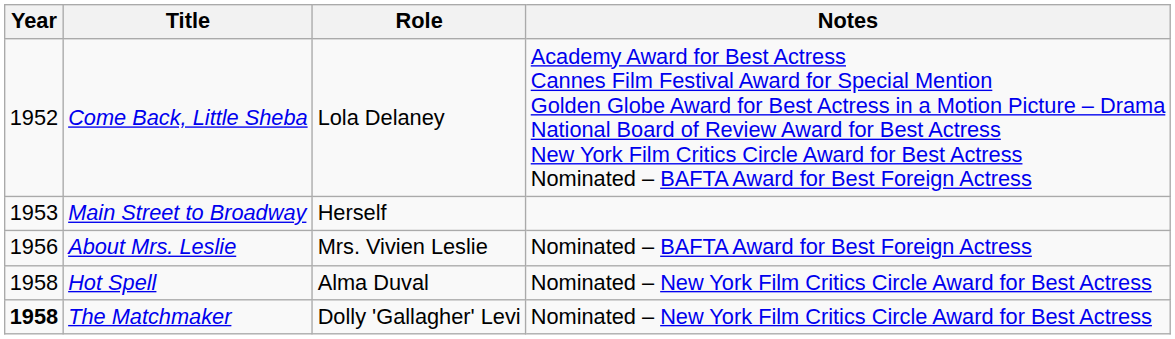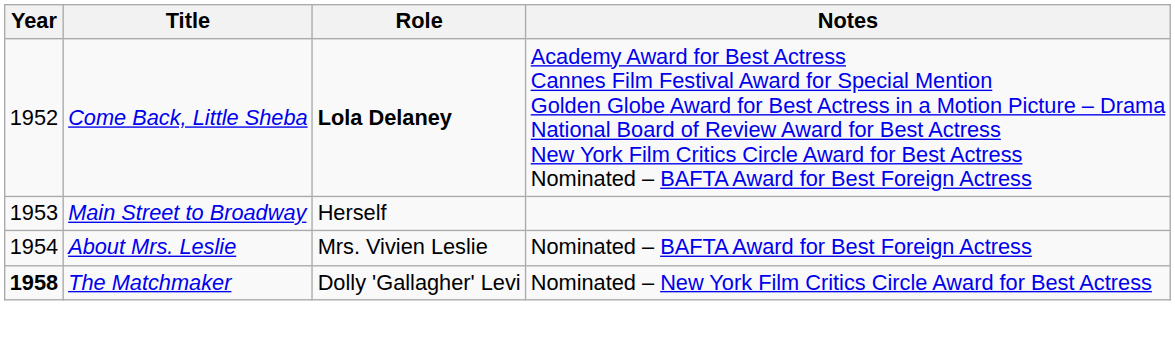(381, 117) normal -> (385, 117) bold
(34, 247) 1956 -> (34, 247) 1954
- row: (112, 282)
